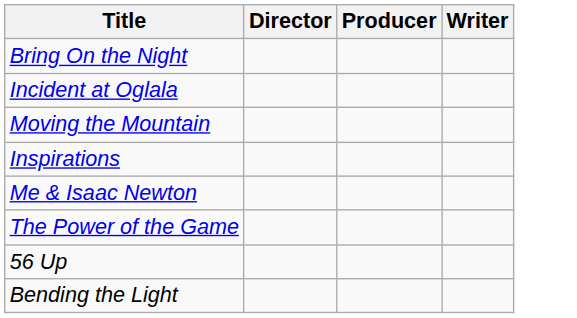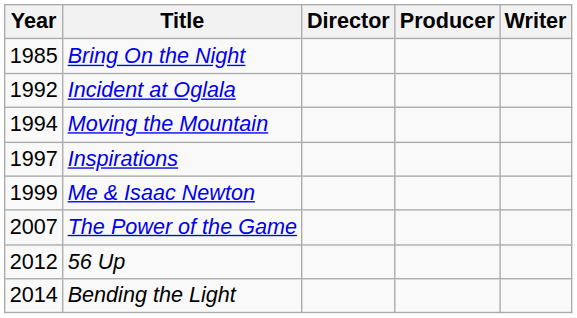+ column: (34, 21)
